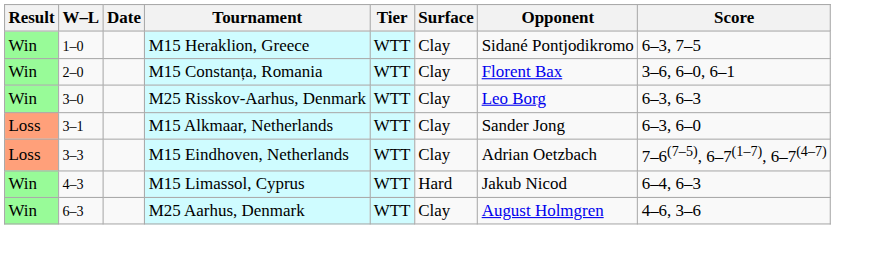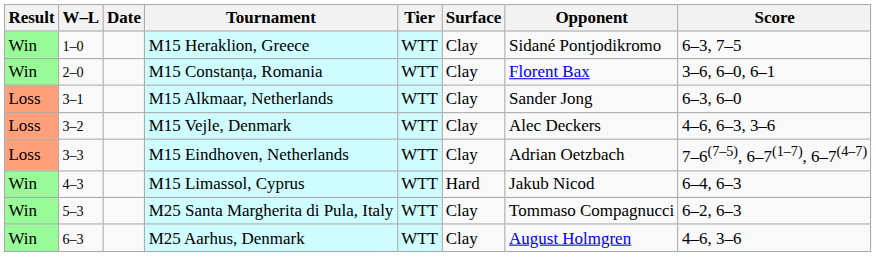- row: (257, 98)
+ row: (220, 125)
+ row: (271, 210)
